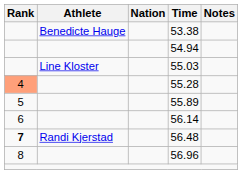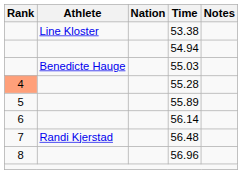(82, 31) Benedicte Hauge -> (69, 31) Line Kloster
(69, 66) Line Kloster -> (82, 66) Benedicte Hauge
(21, 137) bold -> (21, 137) normal
